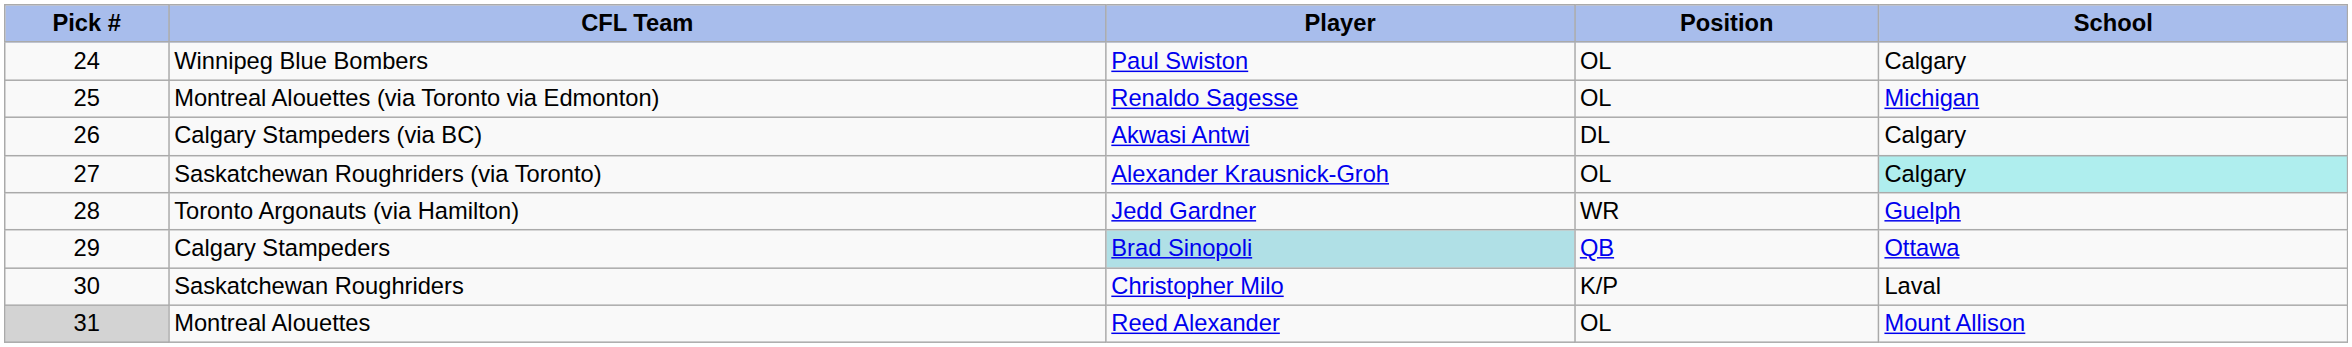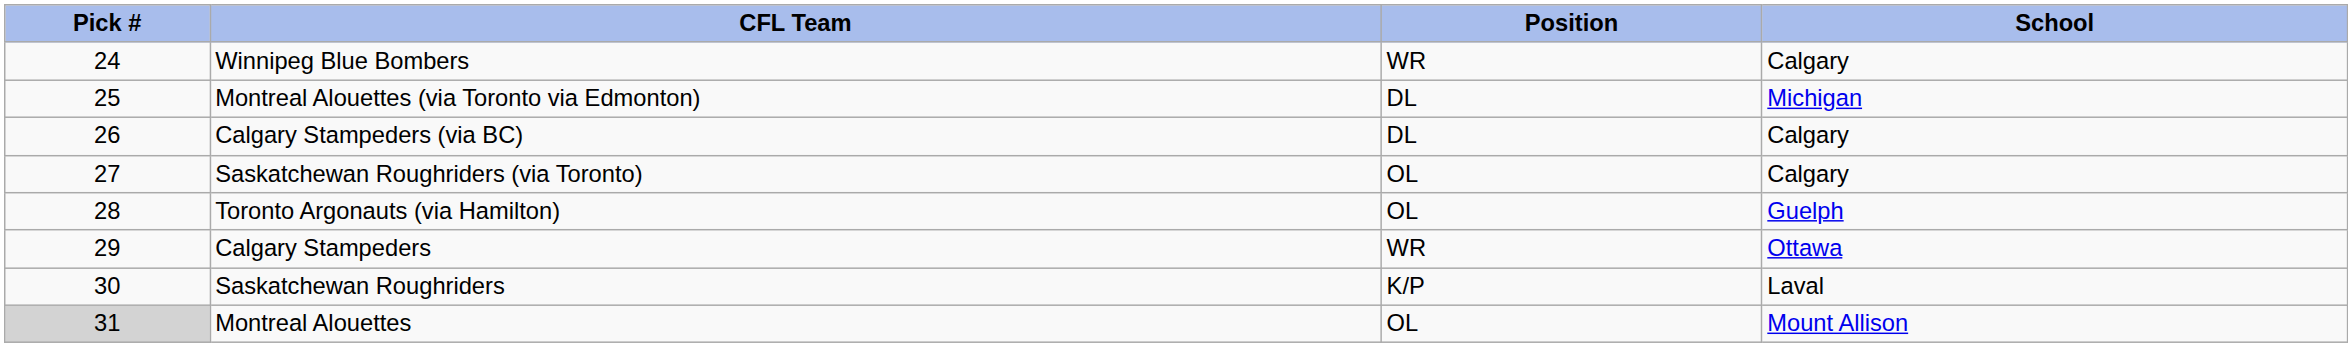- column: (1340, 23)
(1596, 60) OL -> (1406, 60) WR
(1596, 98) OL -> (1402, 98) DL
(1925, 173) paleturquoise background -> (1808, 173) no background
(1600, 211) WR -> (1402, 211) OL
(1597, 248) QB -> (1406, 248) WR
